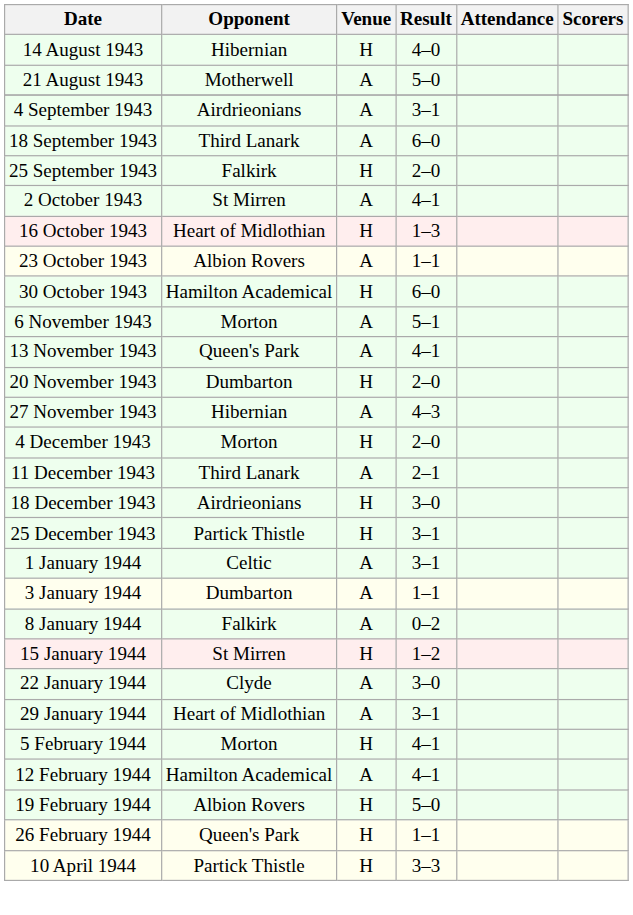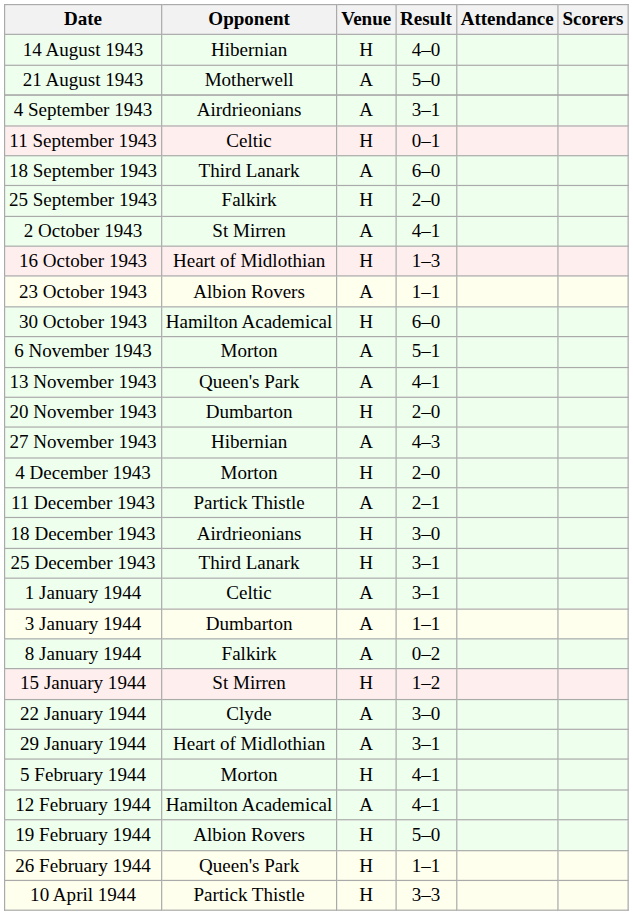+ row: (83, 140)
(249, 472) Third Lanark -> (249, 502) Partick Thistle
(249, 532) Partick Thistle -> (249, 563) Third Lanark
